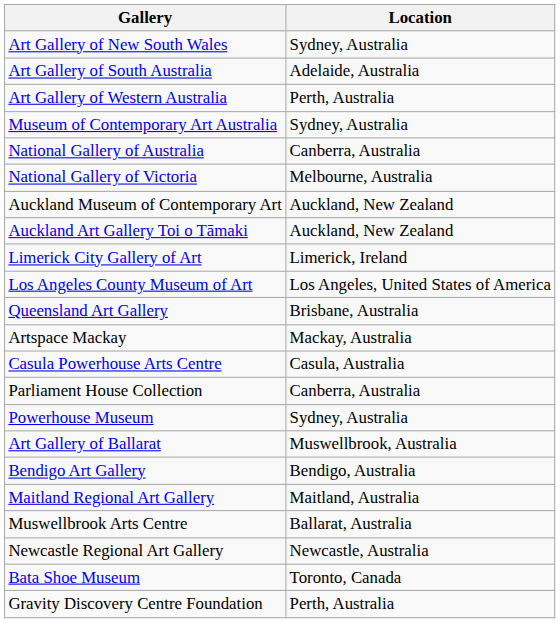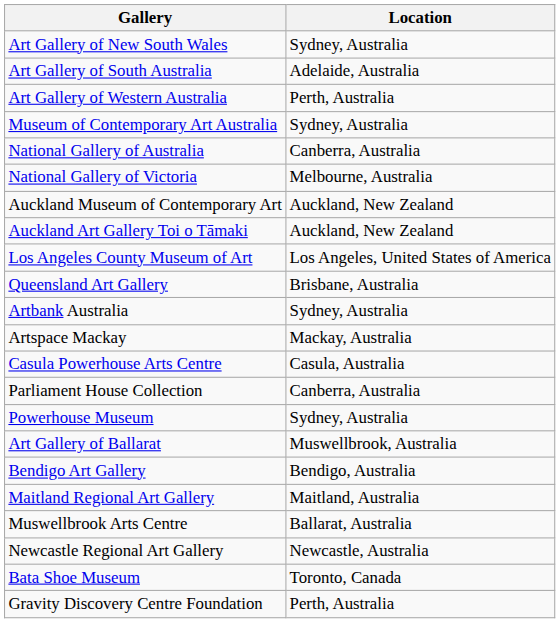- row: (105, 257)
+ row: (68, 310)
